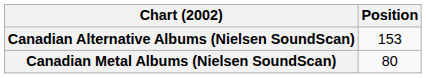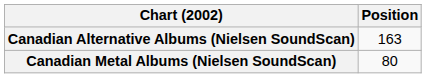(390, 38) 153 -> (390, 38) 163
